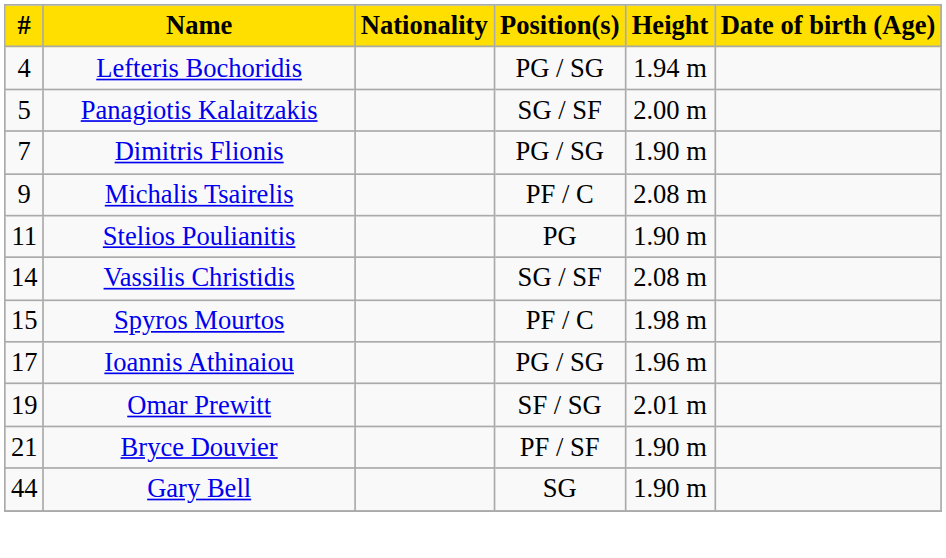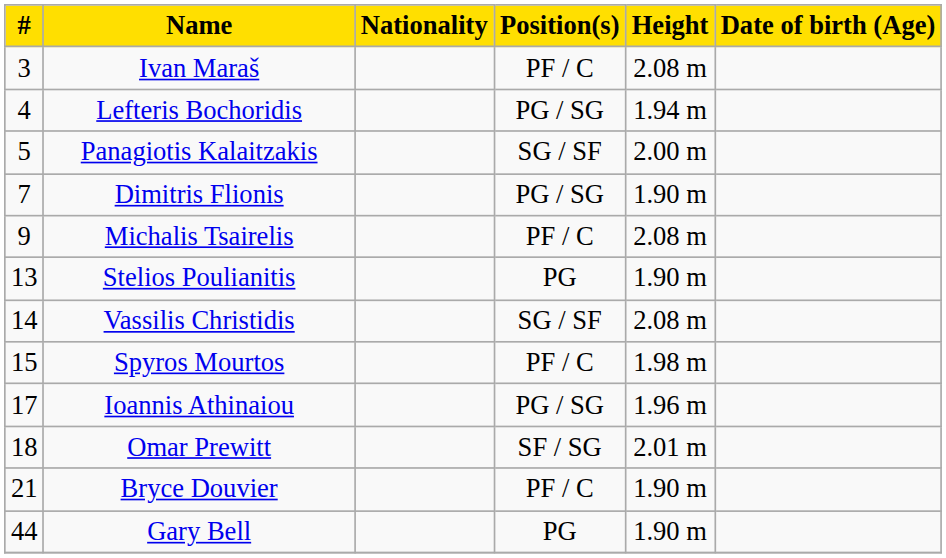+ row: (199, 67)
(24, 236) 11 -> (24, 278) 13
(24, 404) 19 -> (24, 446) 18
(560, 446) PF / SF -> (560, 488) PF / C
(560, 488) SG -> (560, 531) PG
